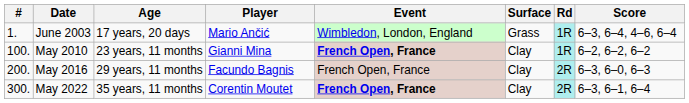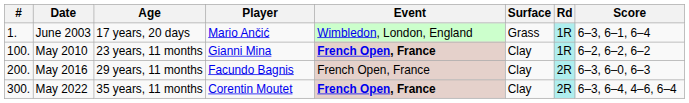(627, 32) 6–3, 6–4, 4–6, 6–4 -> (614, 32) 6–3, 6–1, 6–4
(614, 88) 6–3, 6–1, 6–4 -> (627, 88) 6–3, 6–4, 4–6, 6–4
